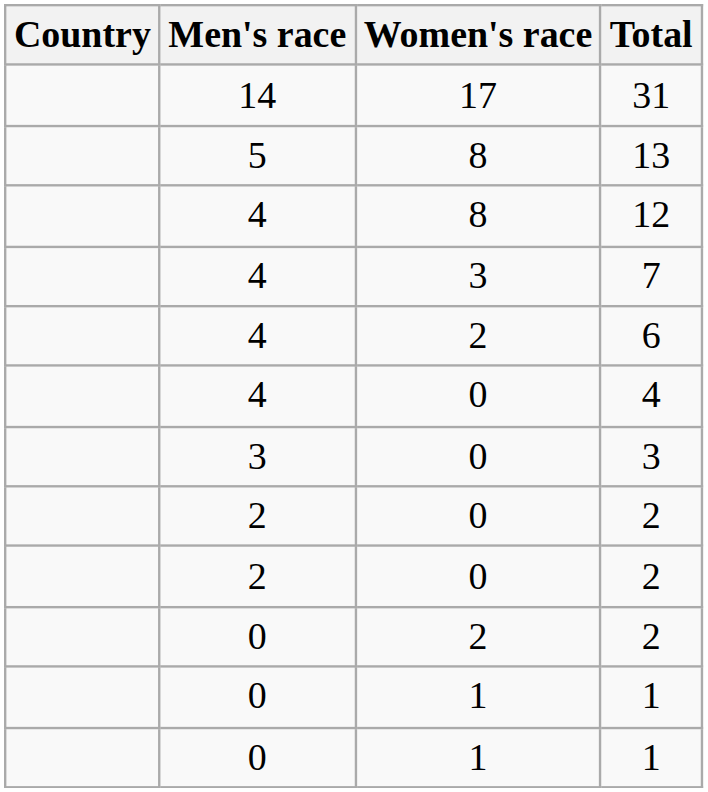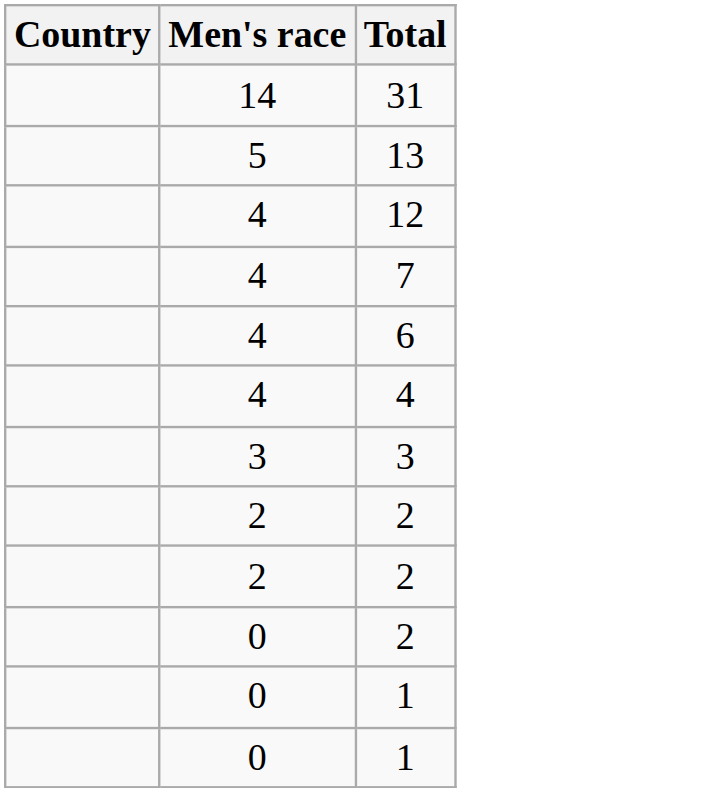- column: (478, 34)
